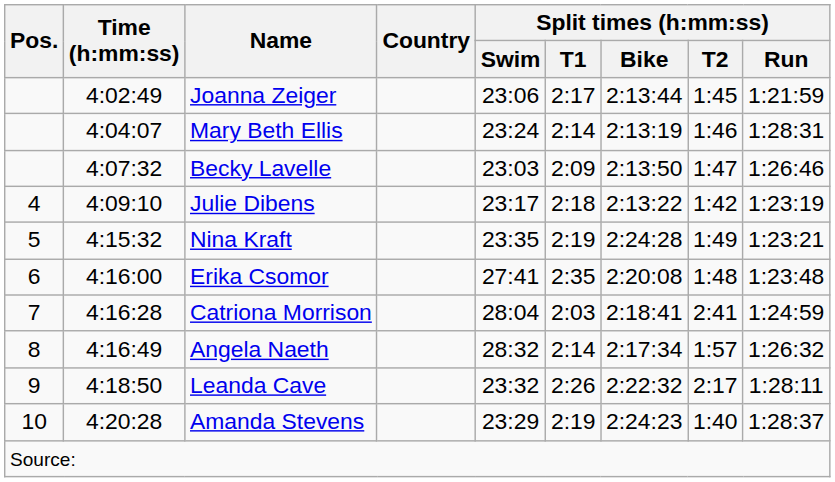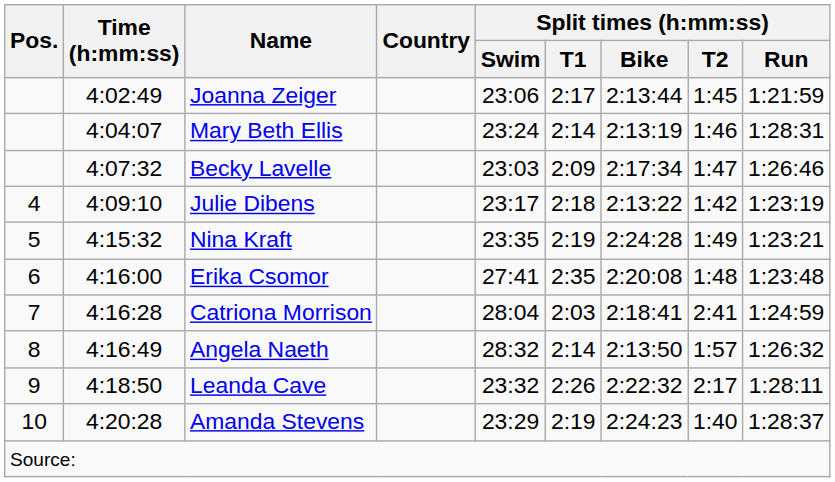(644, 167) 2:13:50 -> (644, 167) 2:17:34
(644, 349) 2:17:34 -> (644, 349) 2:13:50
